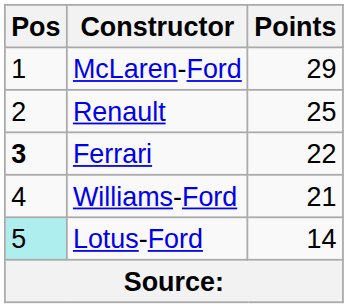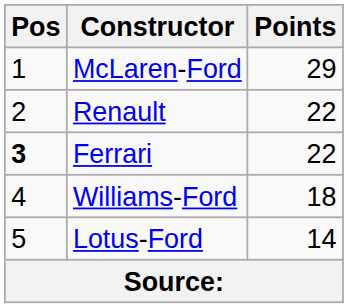(321, 112) 25 -> (321, 112) 22
(321, 197) 21 -> (321, 197) 18
(19, 239) paleturquoise background -> (19, 239) no background
